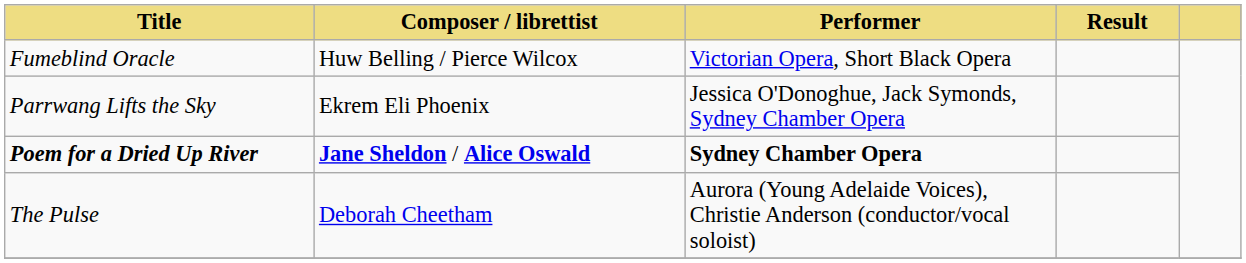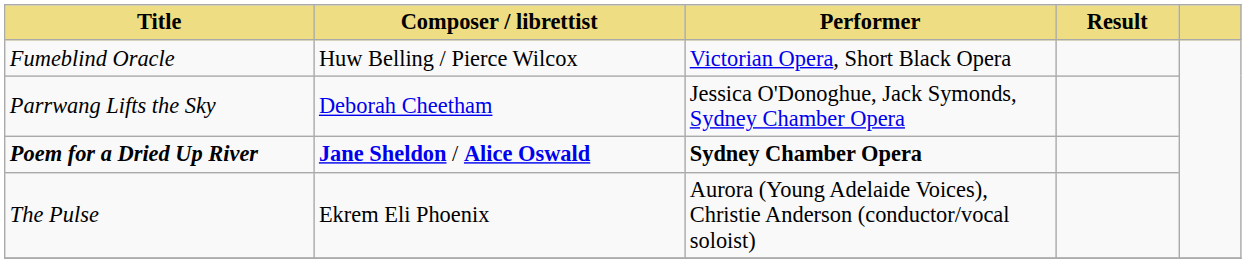(404, 105) Ekrem Eli Phoenix -> (406, 105) Deborah Cheetham
(406, 214) Deborah Cheetham -> (404, 214) Ekrem Eli Phoenix
